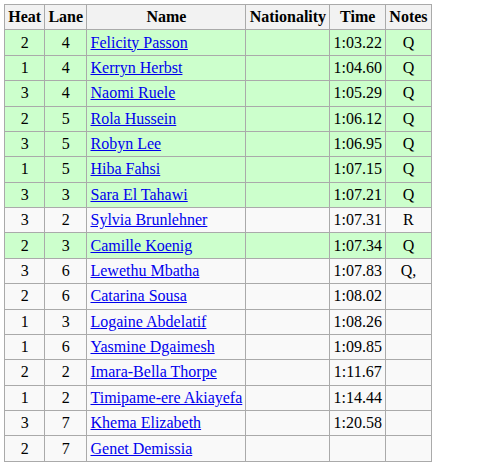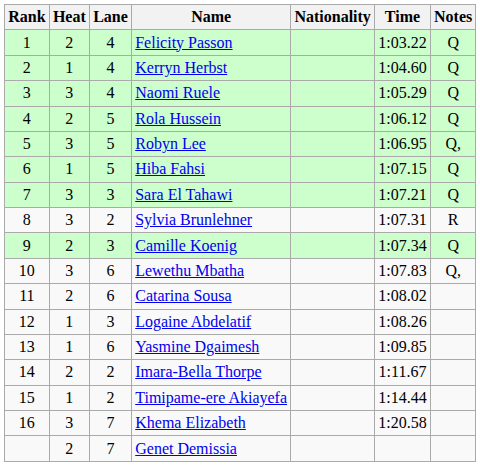+ column: (27, 17)
(408, 144) Q -> (453, 144) Q,
